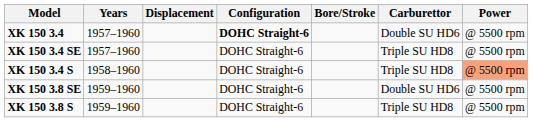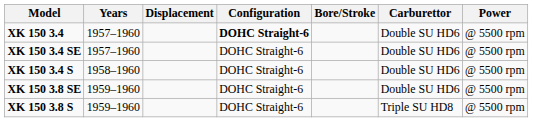(417, 51) Triple SU HD8 -> (420, 51) Double SU HD6
(417, 70) Triple SU HD8 -> (420, 70) Double SU HD6
(495, 70) lightsalmon background -> (495, 70) no background
